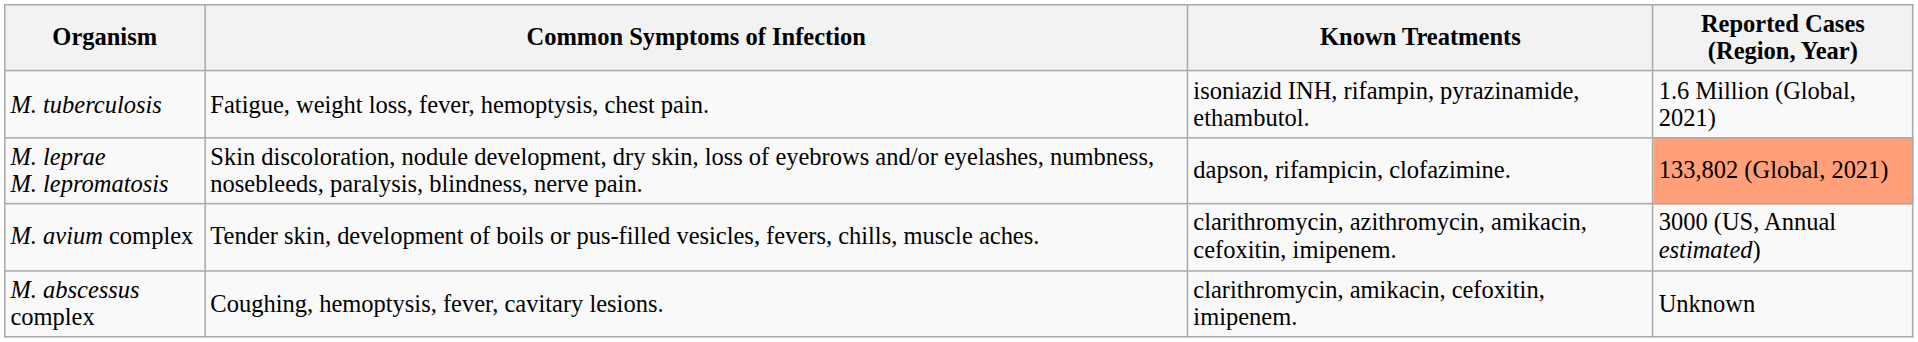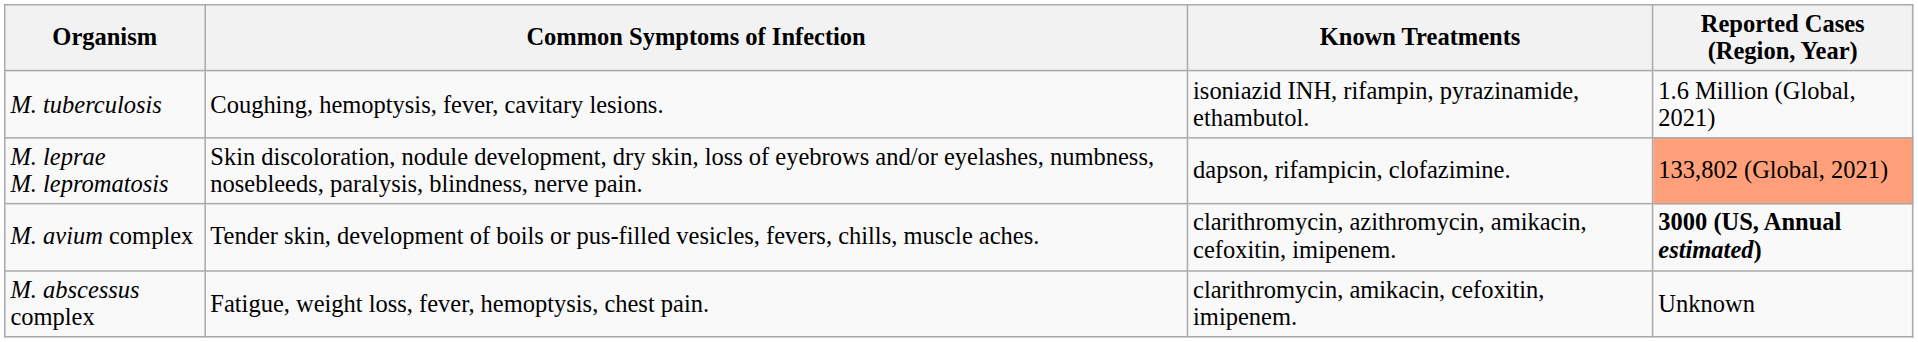(460, 104) Fatigue, weight loss, fever, hemoptysis, chest pain. -> (437, 104) Coughing, hemoptysis, fever, cavitary lesions.
(1747, 236) normal -> (1750, 236) bold
(437, 303) Coughing, hemoptysis, fever, cavitary lesions. -> (460, 303) Fatigue, weight loss, fever, hemoptysis, chest pain.
